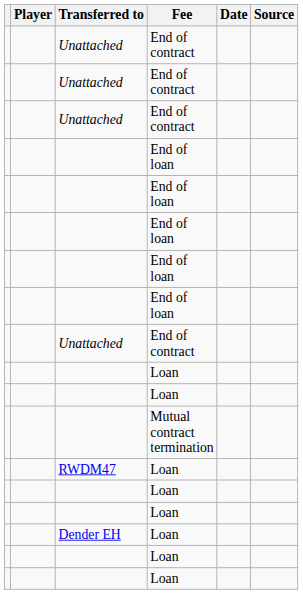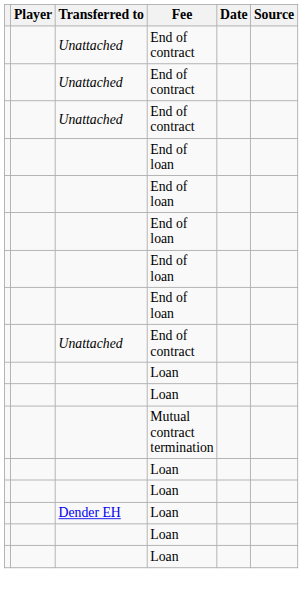- row: (87, 469)
